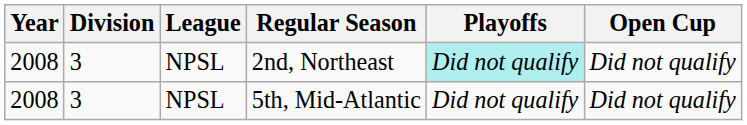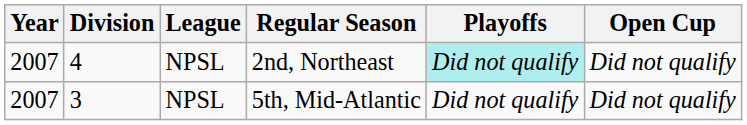(34, 61) 2008 -> (34, 61) 2007
(76, 61) 3 -> (76, 61) 4
(34, 100) 2008 -> (34, 100) 2007
